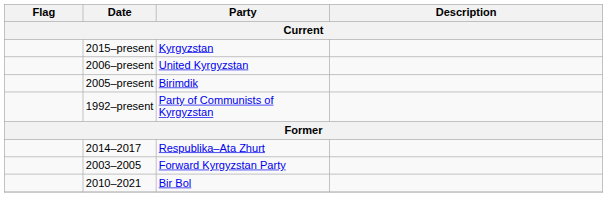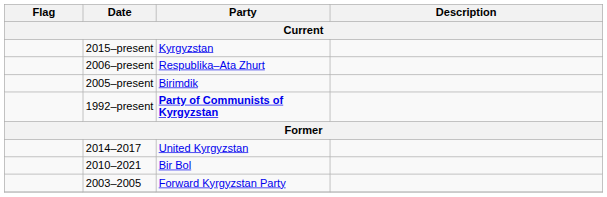(204, 65) United Kyrgyzstan -> (212, 65) Respublika–Ata Zhurt
(216, 107) normal -> (221, 107) bold
(212, 148) Respublika–Ata Zhurt -> (203, 148) United Kyrgyzstan
rows swapped: (113, 183) <-> (113, 165)
